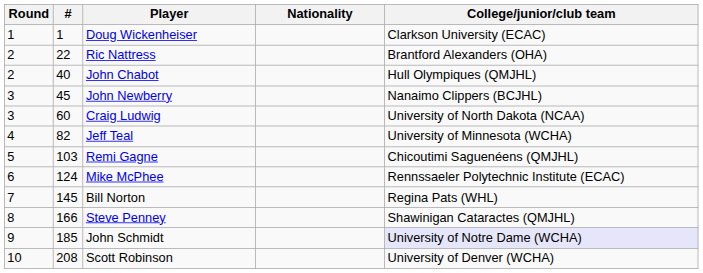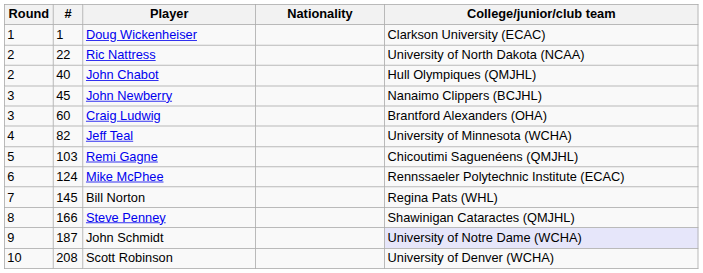(467, 55) Brantford Alexanders (OHA) -> (486, 55) University of North Dakota (NCAA)
(486, 116) University of North Dakota (NCAA) -> (467, 116) Brantford Alexanders (OHA)
(67, 237) 185 -> (67, 237) 187
